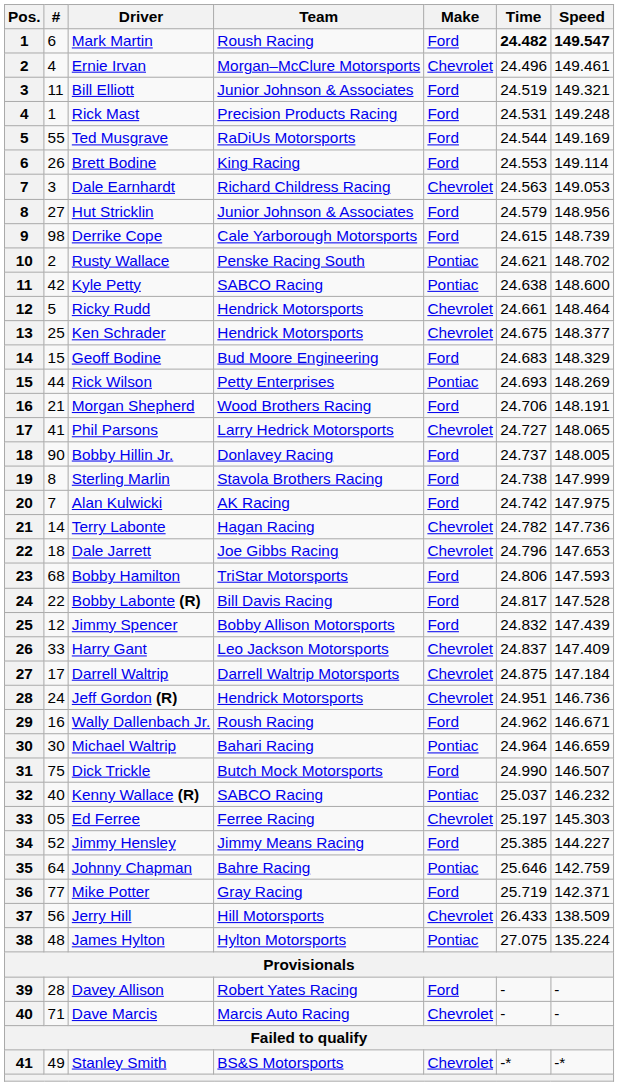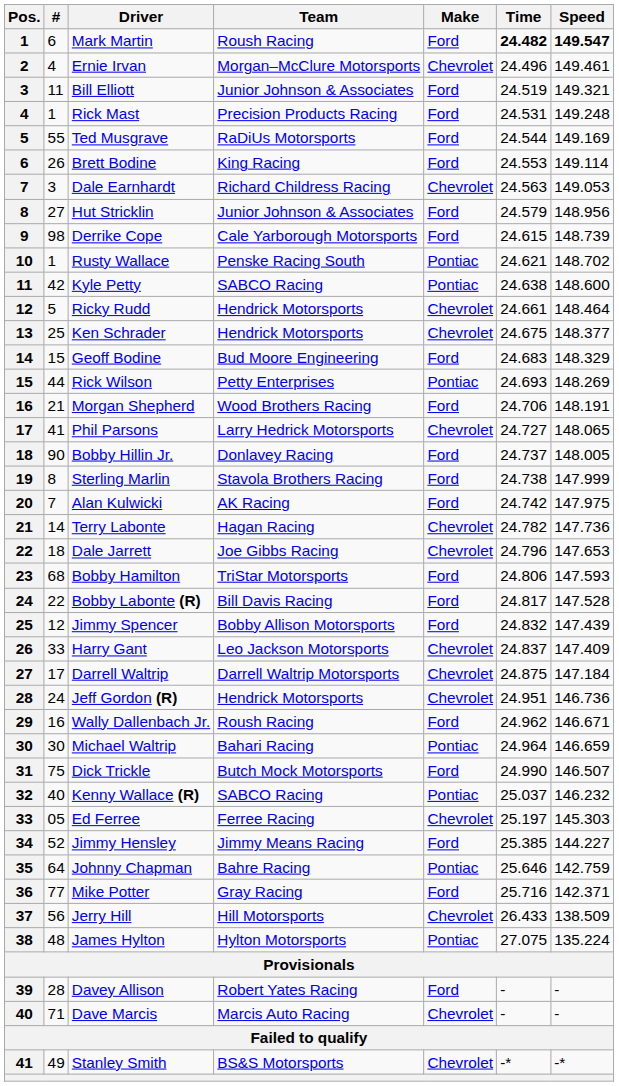(52, 260) 2 -> (52, 260) 1
(524, 892) 25.719 -> (524, 892) 25.716
